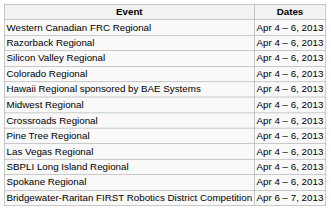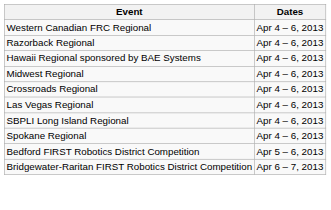- row: (56, 58)
- row: (47, 74)
- row: (48, 136)
+ row: (103, 151)
